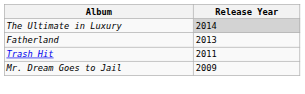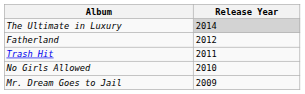(206, 40) 2013 -> (206, 40) 2012
+ row: (48, 68)
